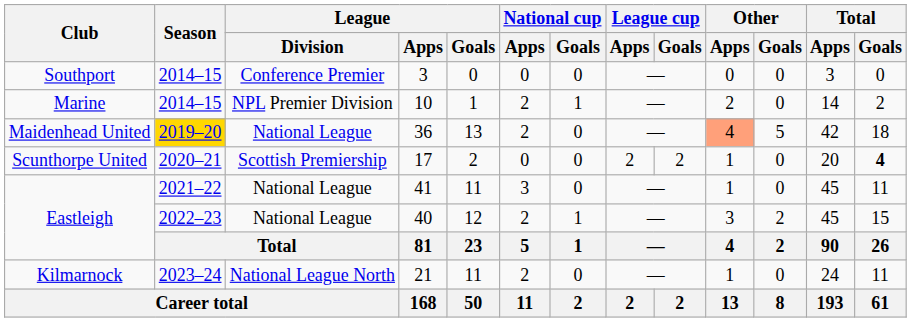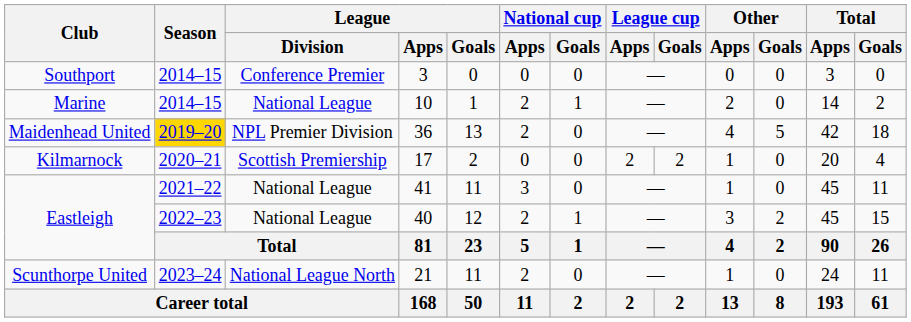(312, 103) NPL Premier Division -> (312, 103) National League
(312, 132) National League -> (312, 132) NPL Premier Division
(730, 132) lightsalmon background -> (730, 132) no background
(80, 160) Scunthorpe United -> (80, 160) Kilmarnock
(880, 160) bold -> (880, 160) normal
(80, 274) Kilmarnock -> (80, 274) Scunthorpe United
